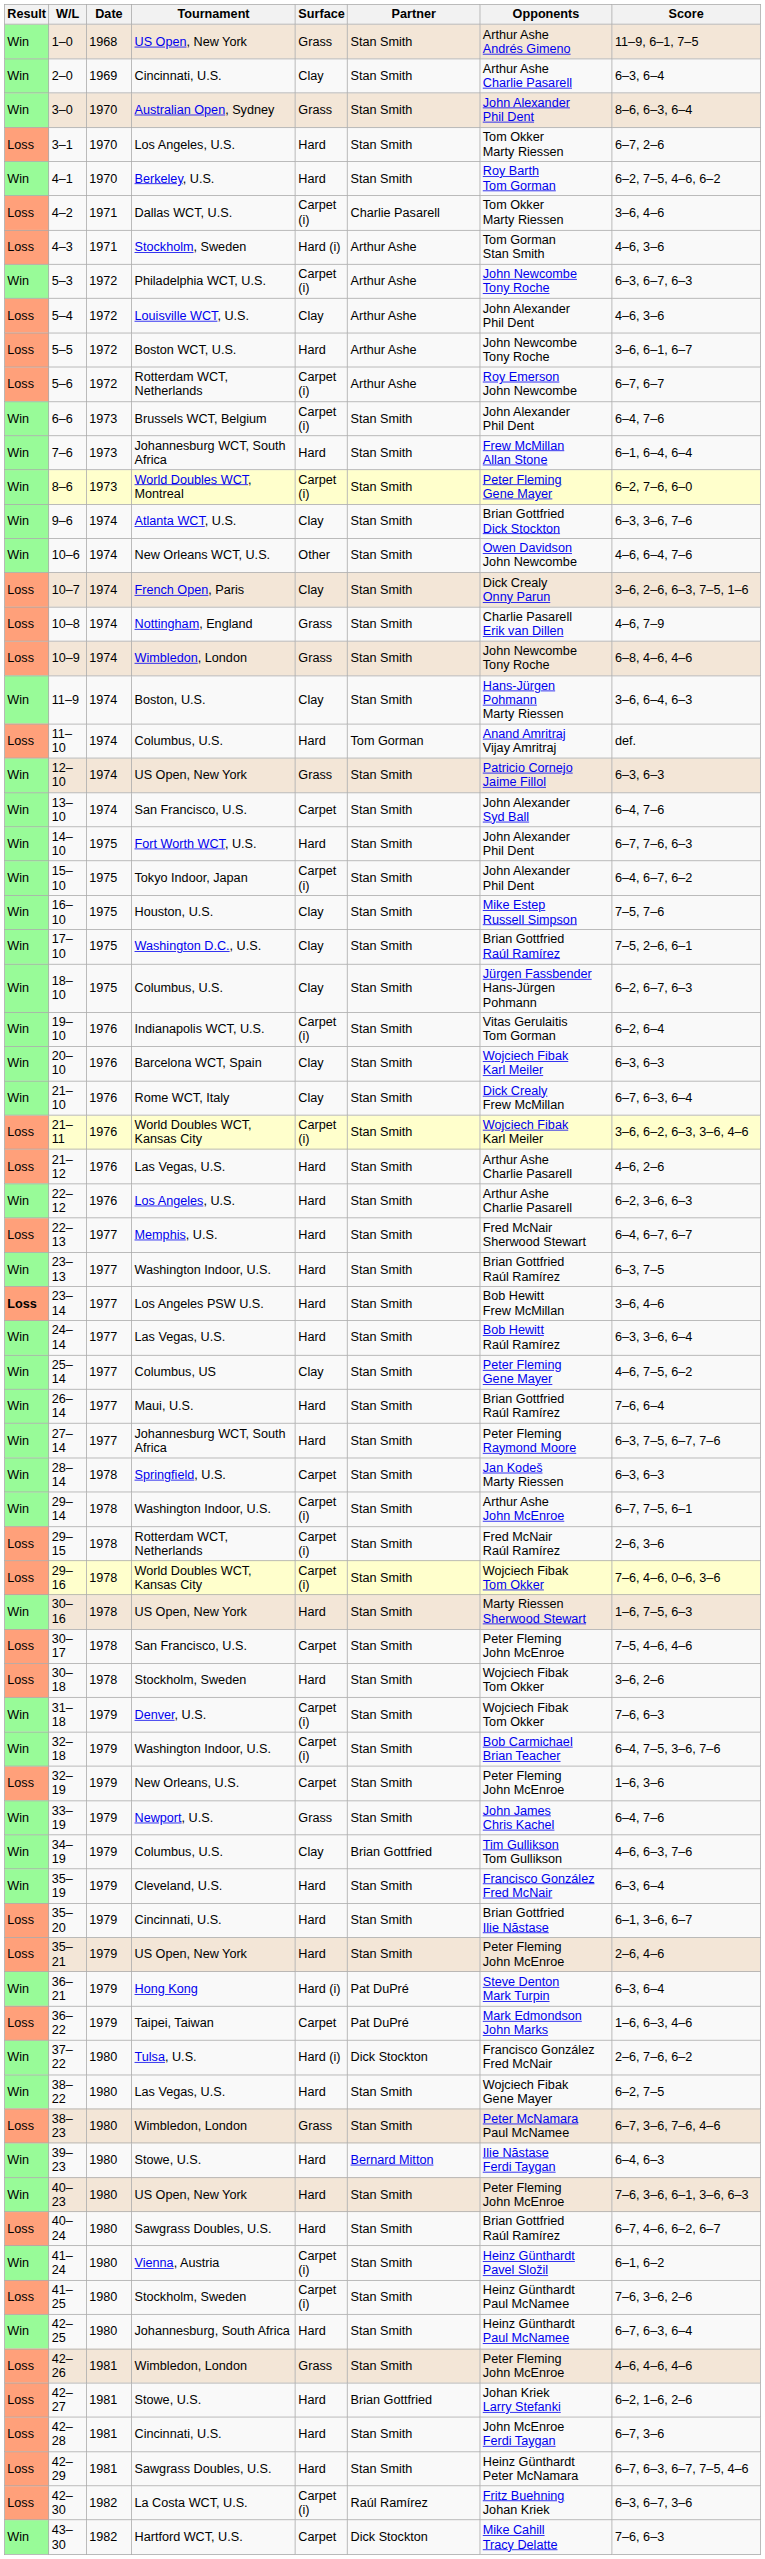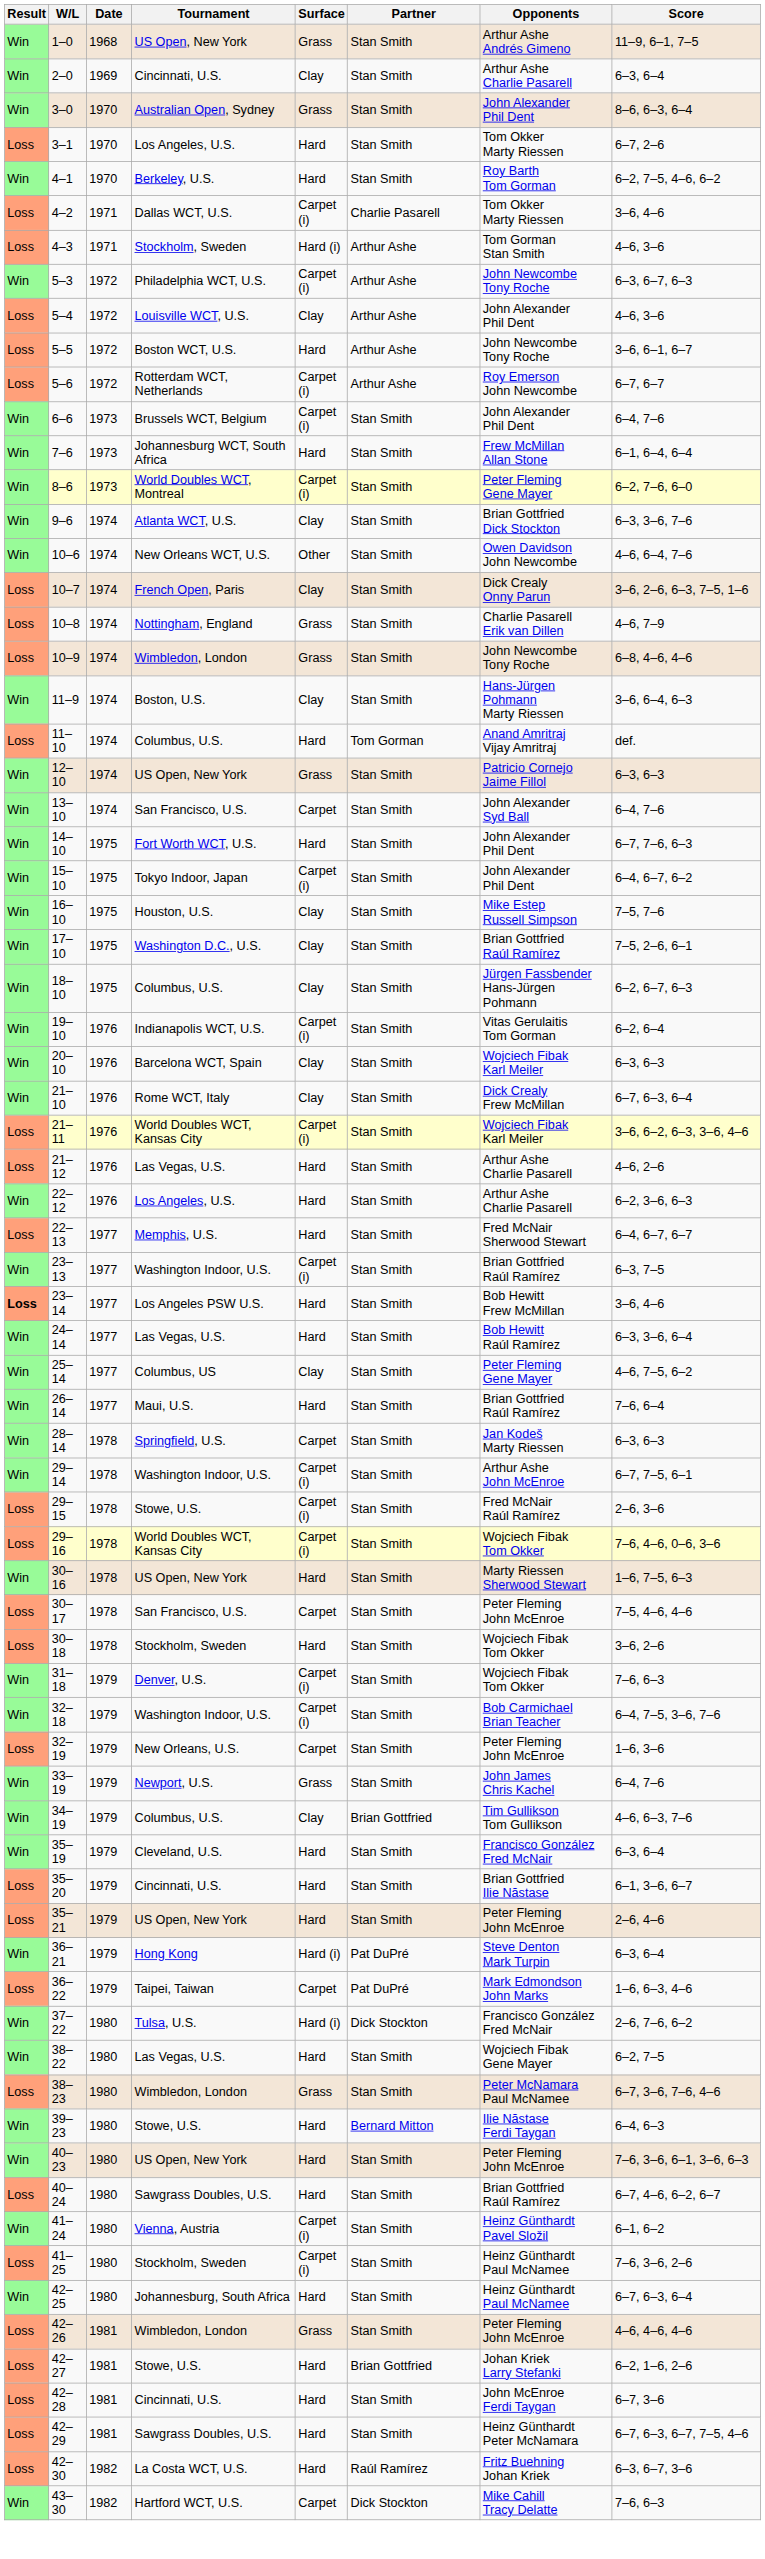(312, 1269) Hard -> (317, 1269) Carpet (i)
- row: (62, 1440)
(181, 1543) Rotterdam WCT, Netherlands -> (168, 1509) Stowe, U.S.
(317, 2503) Carpet (i) -> (312, 2468) Hard
